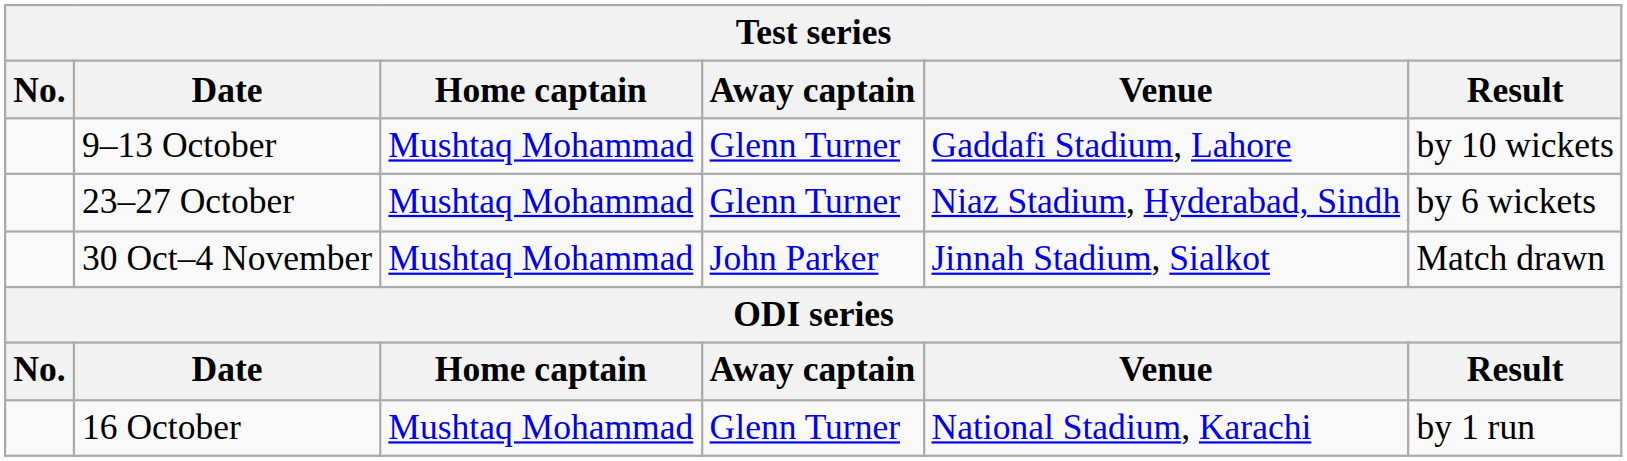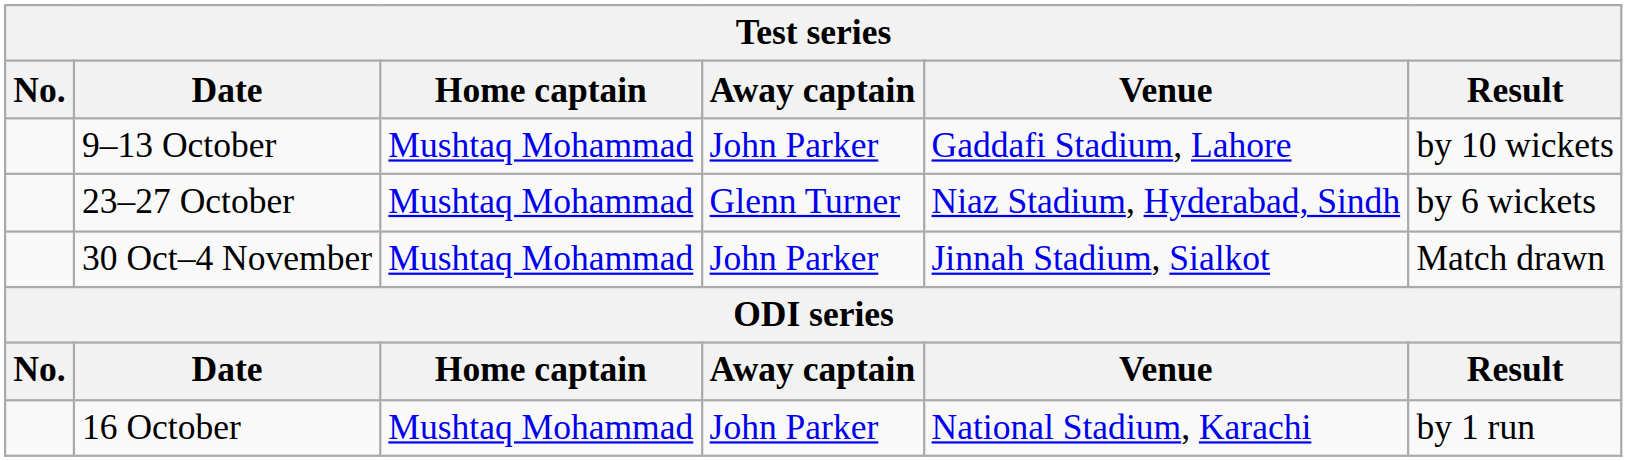(805, 145) Glenn Turner -> (794, 145) John Parker
(805, 426) Glenn Turner -> (794, 426) John Parker
